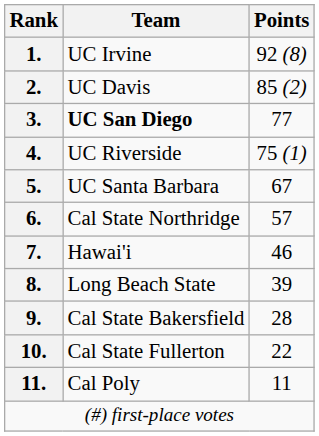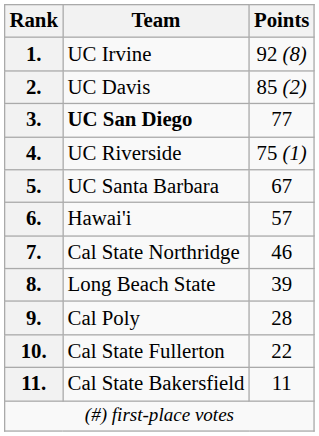(154, 218) Cal State Northridge -> (100, 218) Hawai'i
(100, 251) Hawai'i -> (154, 251) Cal State Northridge
(156, 317) Cal State Bakersfield -> (104, 317) Cal Poly
(104, 383) Cal Poly -> (156, 383) Cal State Bakersfield
